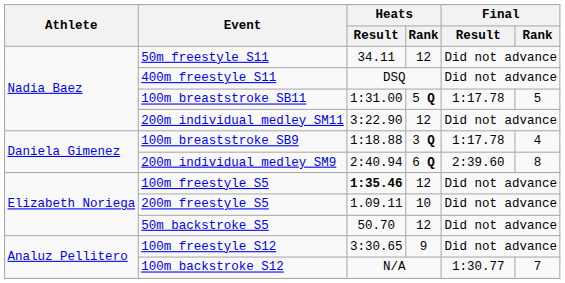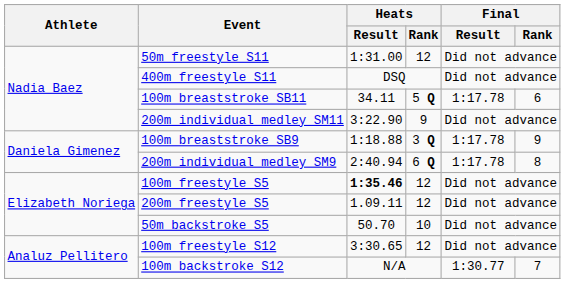(376, 57) 34.11 -> (376, 57) 1:31.00
(376, 99) 1:31.00 -> (376, 99) 34.11
(538, 99) 5 -> (538, 99) 6
(423, 120) 12 -> (423, 120) 9
(538, 141) 4 -> (538, 141) 9
(478, 162) 2:39.60 -> (478, 162) 1:17.78
(423, 204) 10 -> (423, 204) 12
(423, 225) 12 -> (423, 225) 10
(423, 246) 9 -> (423, 246) 12
